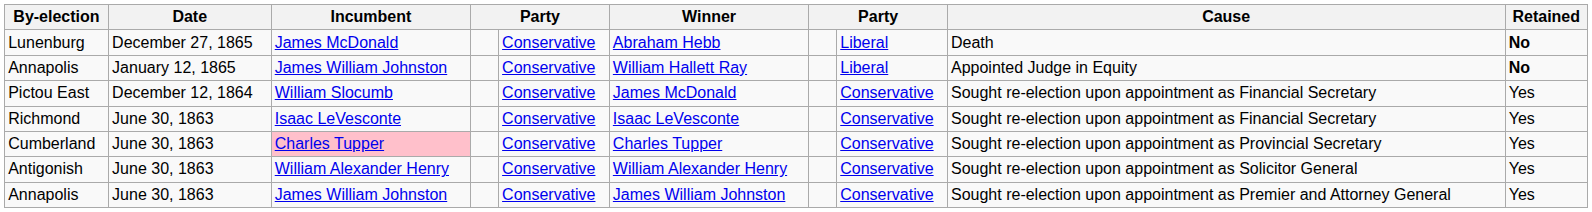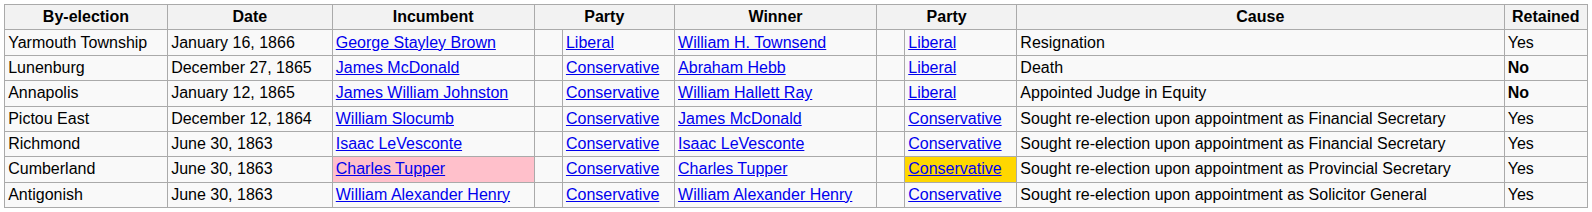+ row: (78, 42)
(887, 144) no background -> (955, 169) gold background
- row: (43, 194)
